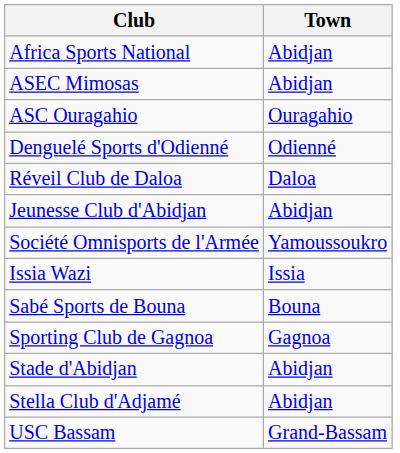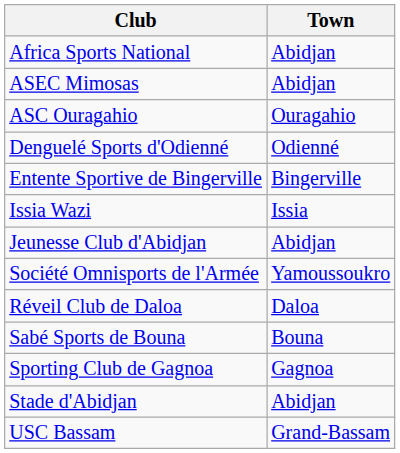+ row: (136, 178)
rows swapped: (50, 274) <-> (96, 178)
- row: (95, 400)
